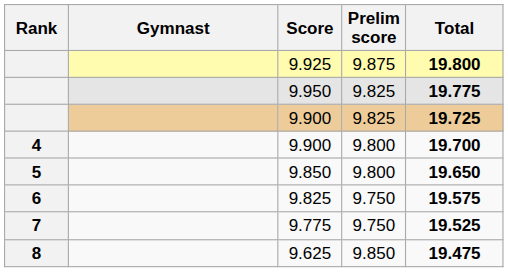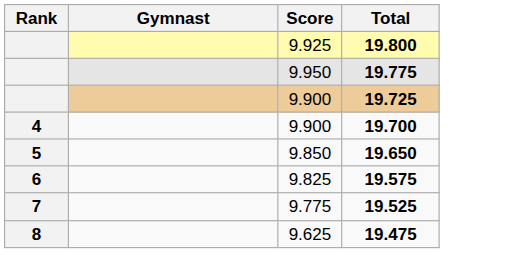- column: (374, 28)
